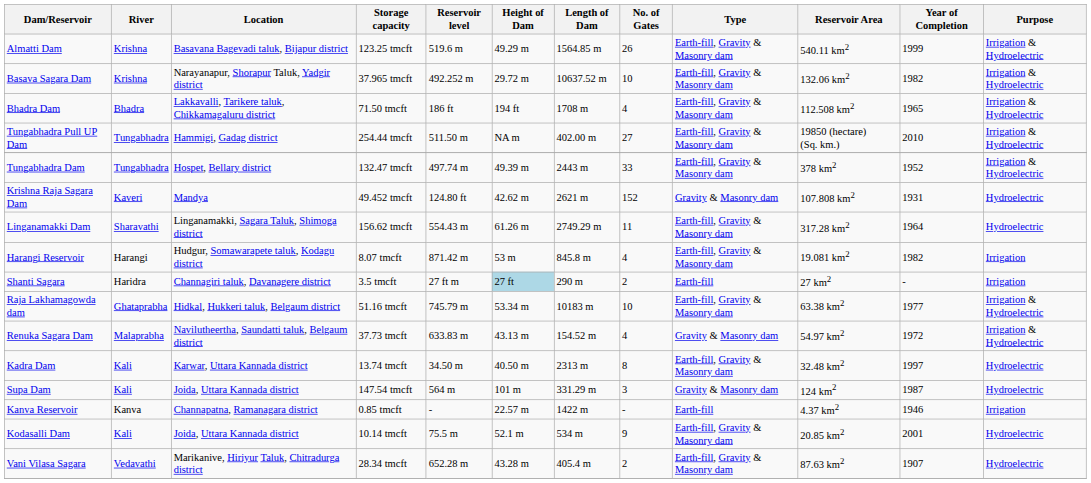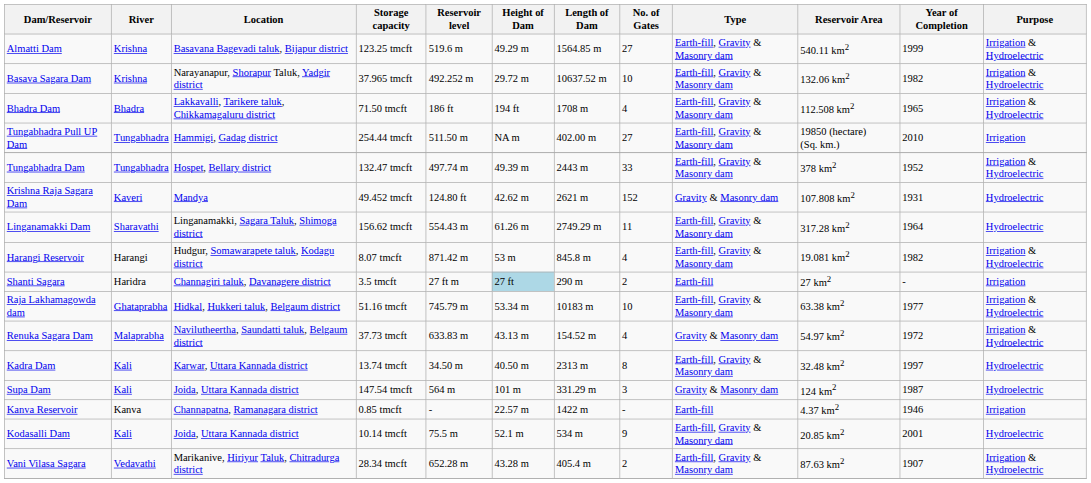(627, 49) 26 -> (627, 49) 27
(1015, 138) Irrigation & Hydroelectric -> (1006, 138) Irrigation
(1006, 257) Irrigation -> (1015, 257) Irrigation & Hydroelectric
(1015, 464) Hydroelectric -> (1015, 464) Irrigation & Hydroelectric
